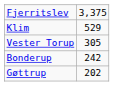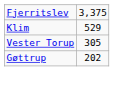- row: (29, 58)
